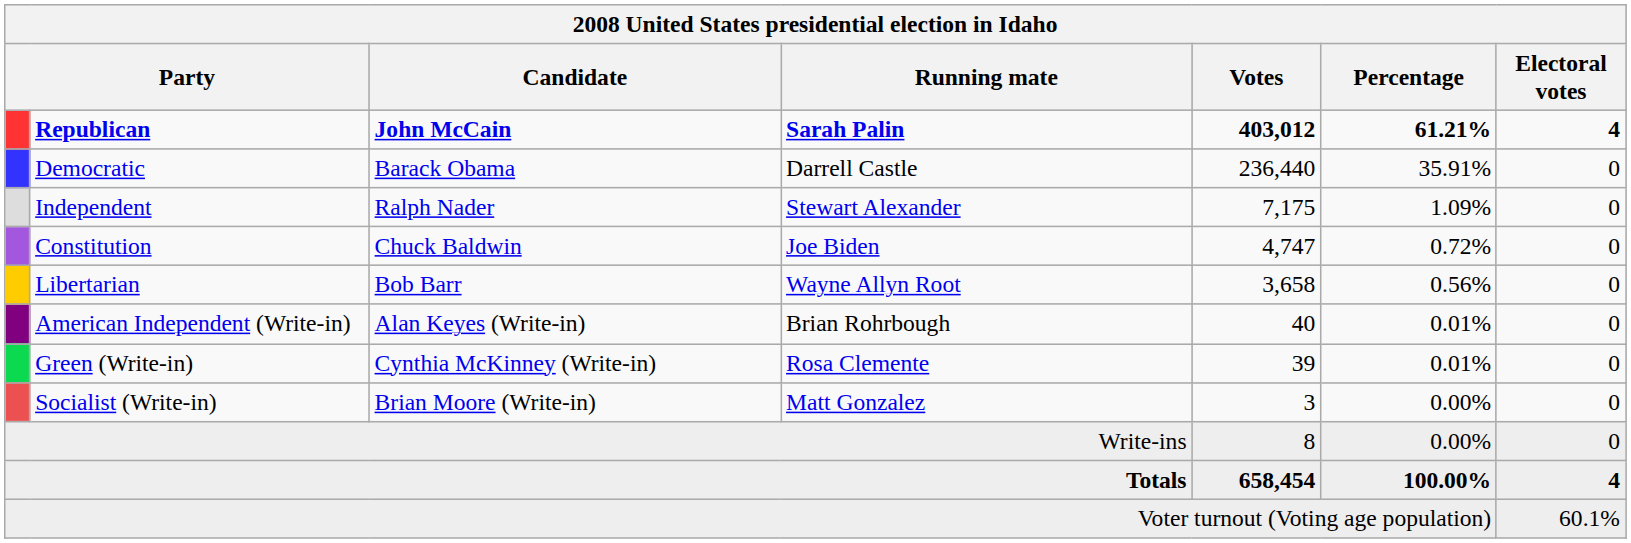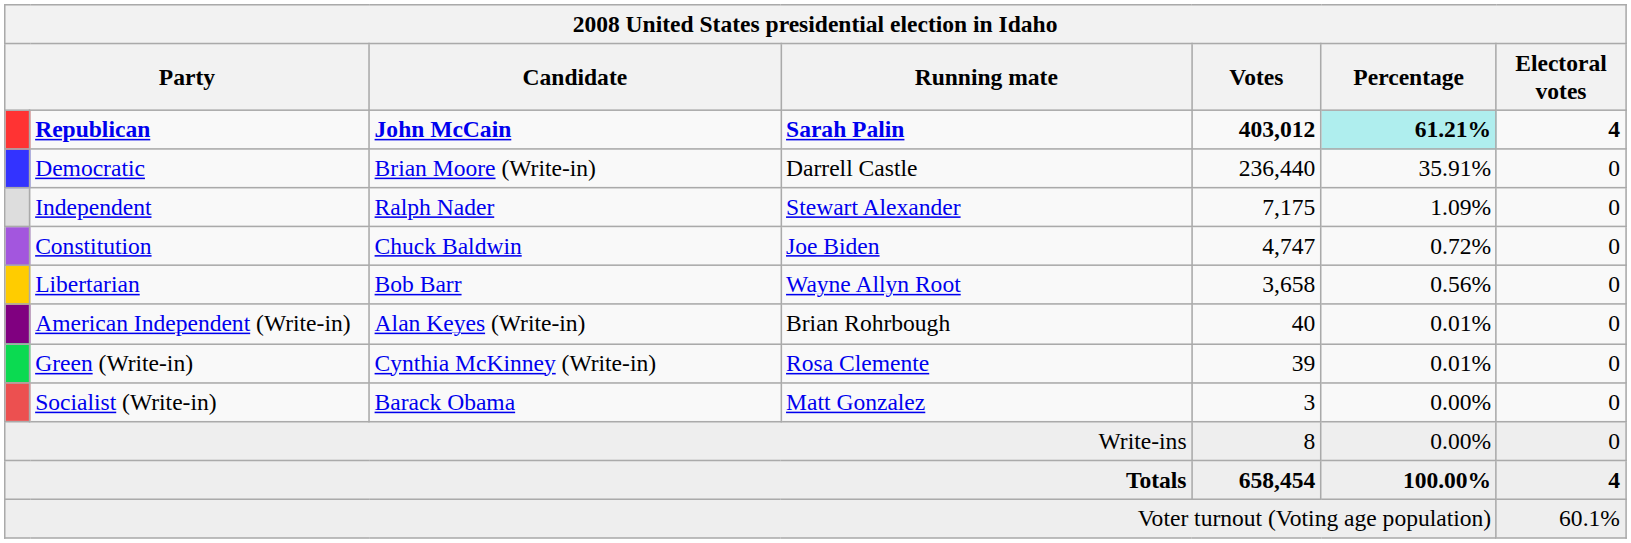(1453, 129) no background -> (1453, 129) paleturquoise background
(445, 168) Barack Obama -> (485, 168) Brian Moore (Write-in)
(485, 401) Brian Moore (Write-in) -> (445, 401) Barack Obama
